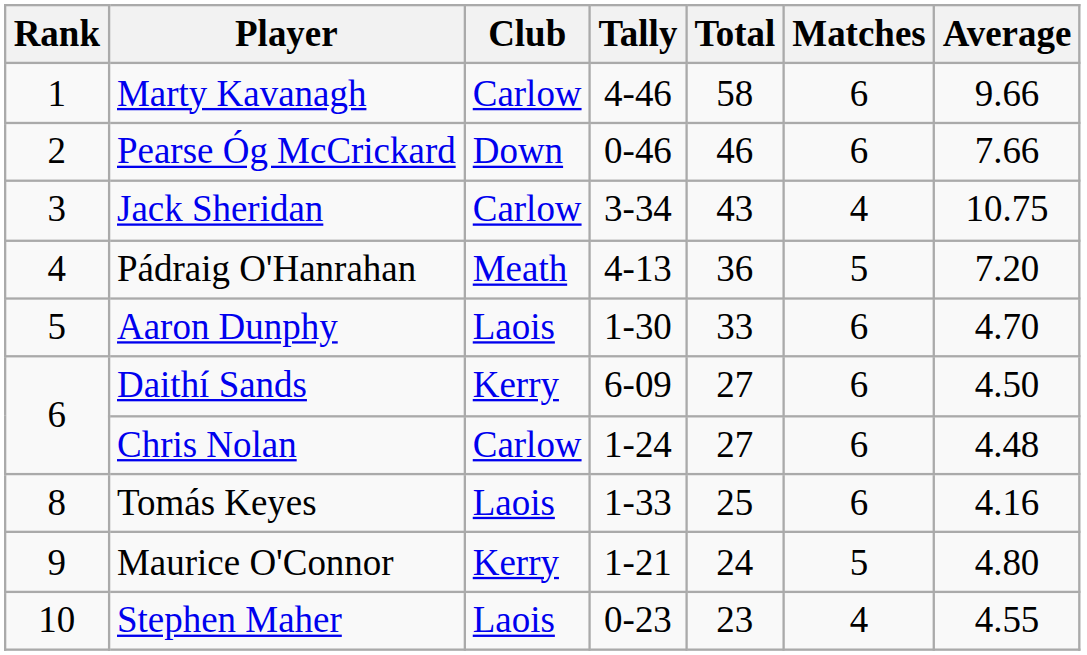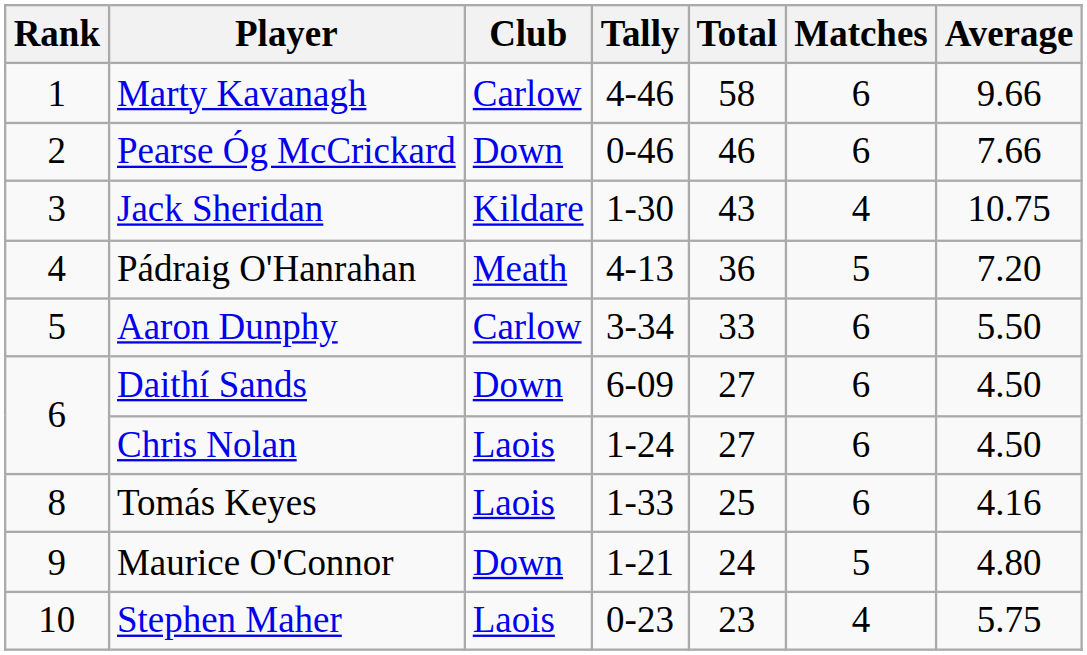(527, 209) Carlow -> (528, 209) Kildare
(638, 209) 3-34 -> (640, 209) 1-30
(514, 326) Laois -> (527, 326) Carlow
(638, 326) 1-30 -> (640, 326) 3-34
(1007, 326) 4.70 -> (1009, 326) 5.50
(516, 385) Kerry -> (518, 385) Down
(527, 444) Carlow -> (514, 444) Laois
(1007, 444) 4.48 -> (1009, 444) 4.50
(516, 561) Kerry -> (518, 561) Down
(1007, 619) 4.55 -> (1009, 619) 5.75
